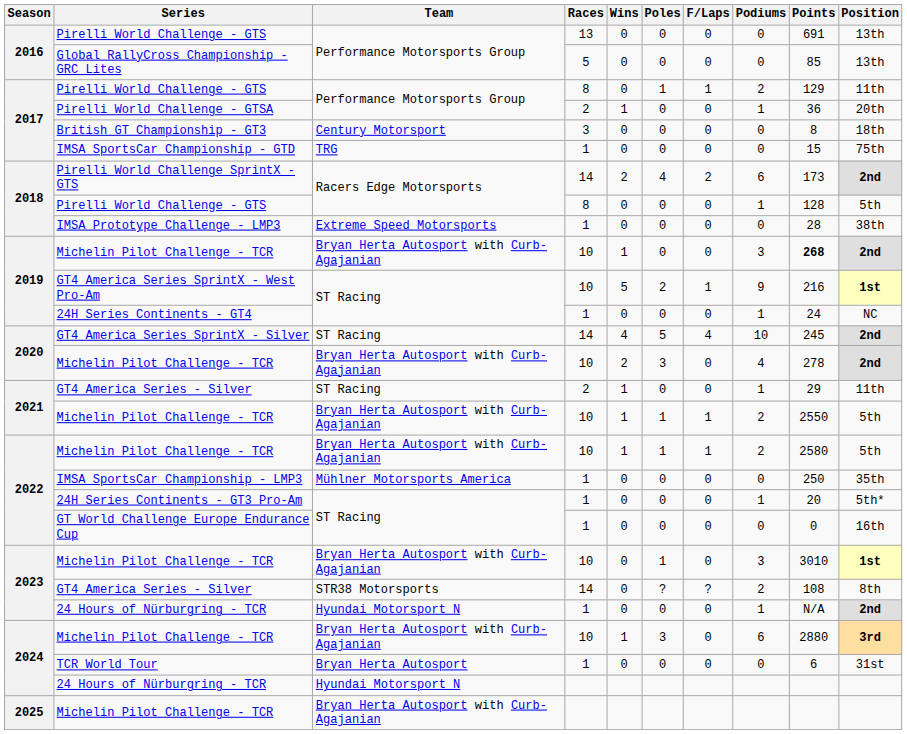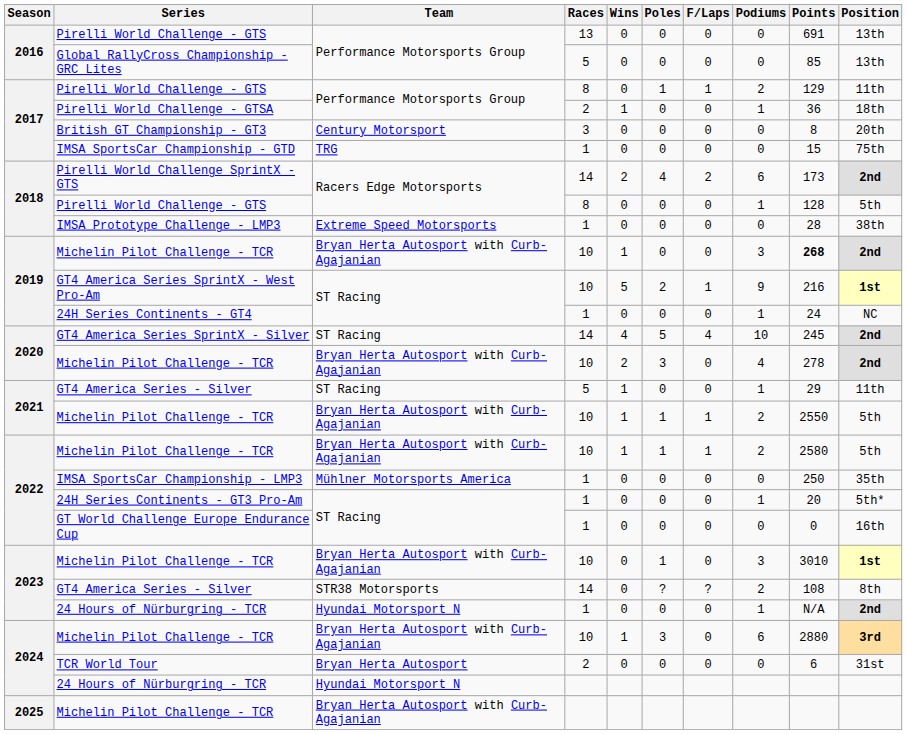(870, 110) 20th -> (870, 110) 18th
(870, 130) 18th -> (870, 130) 20th
(586, 390) 2 -> (586, 390) 5
(586, 665) 1 -> (586, 665) 2
